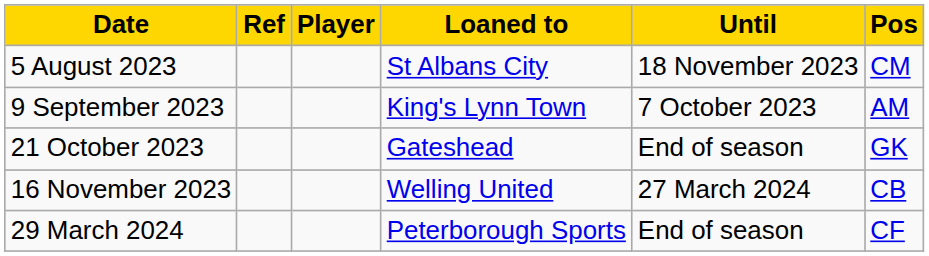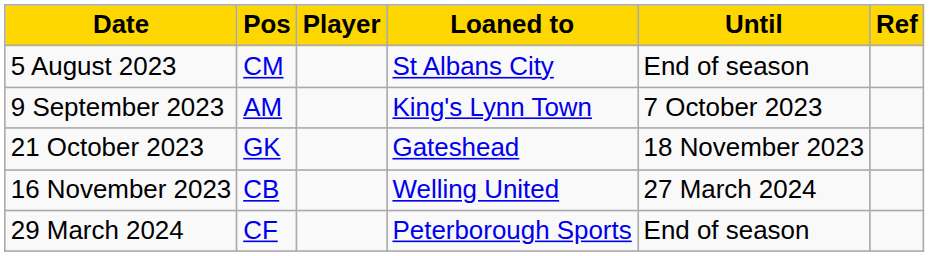columns swapped: (894, 25) <-> (264, 25)
(748, 66) 18 November 2023 -> (726, 66) End of season
(721, 148) End of season -> (754, 148) 18 November 2023
